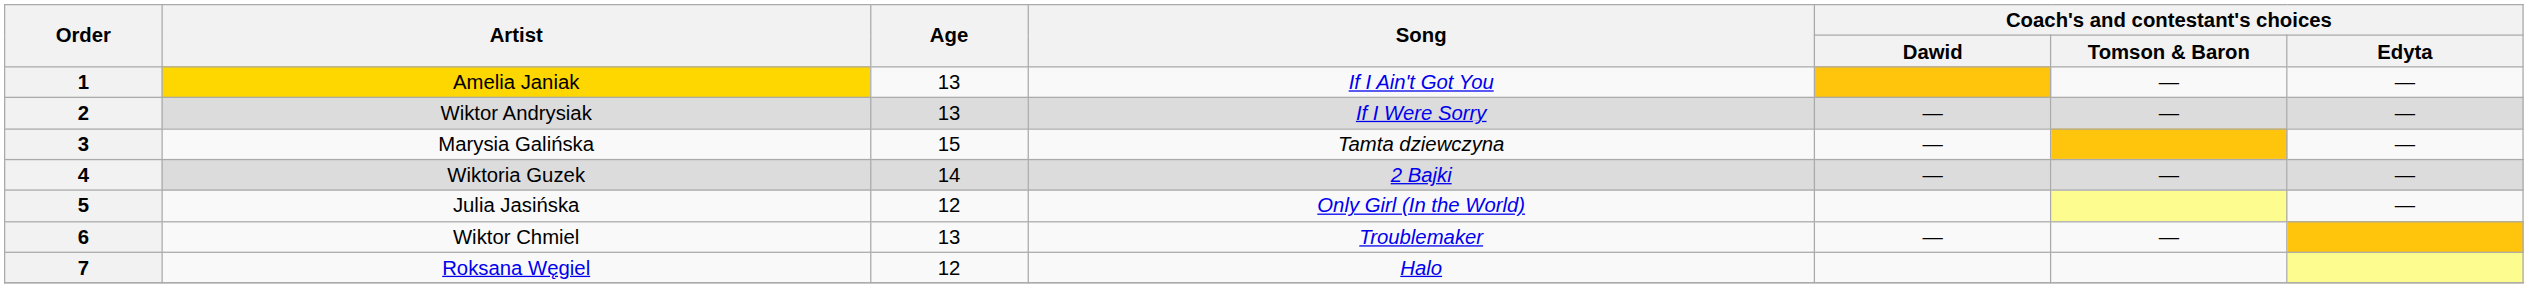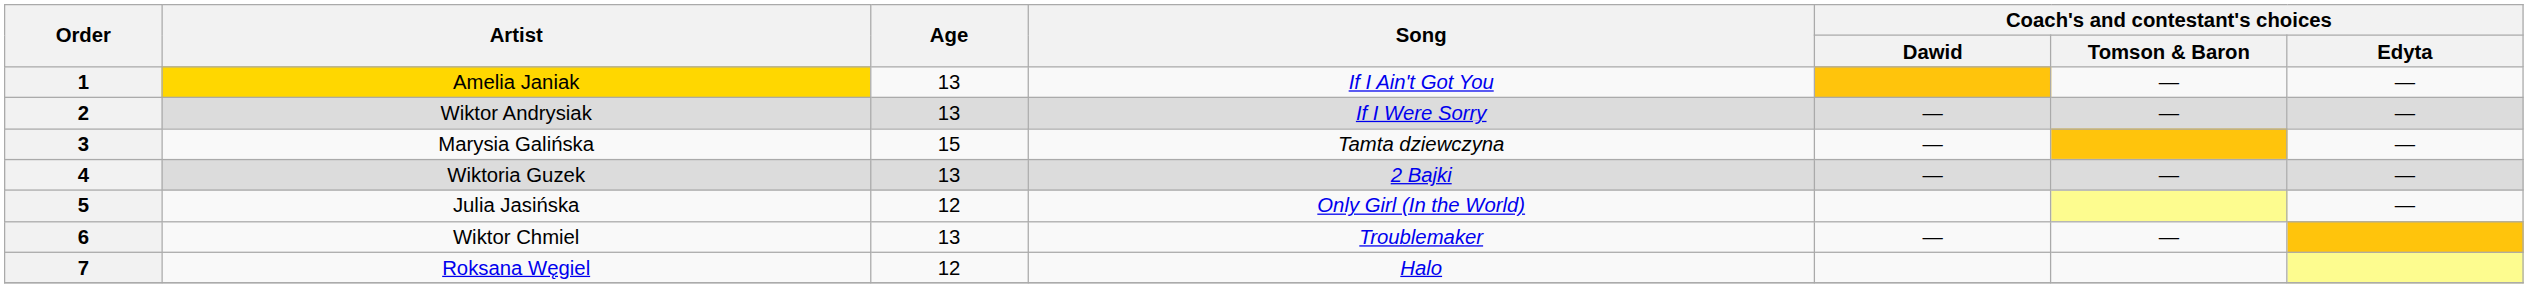(949, 175) 14 -> (949, 175) 13
